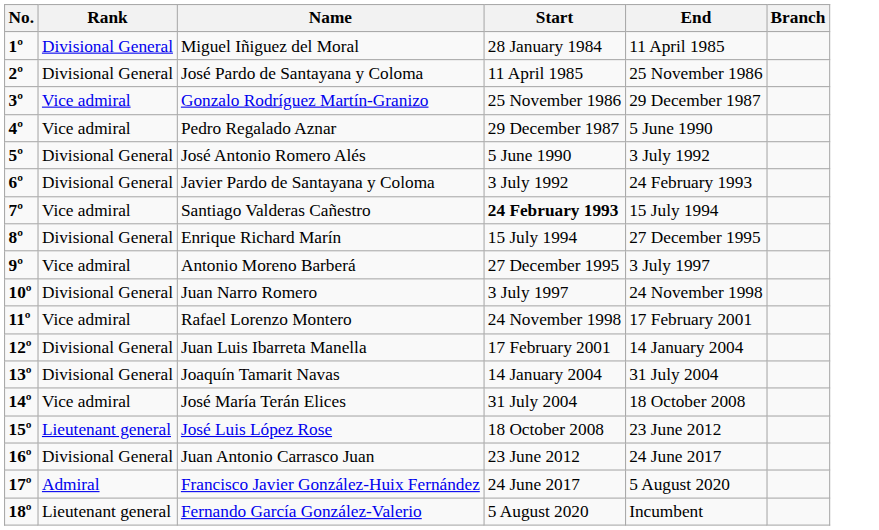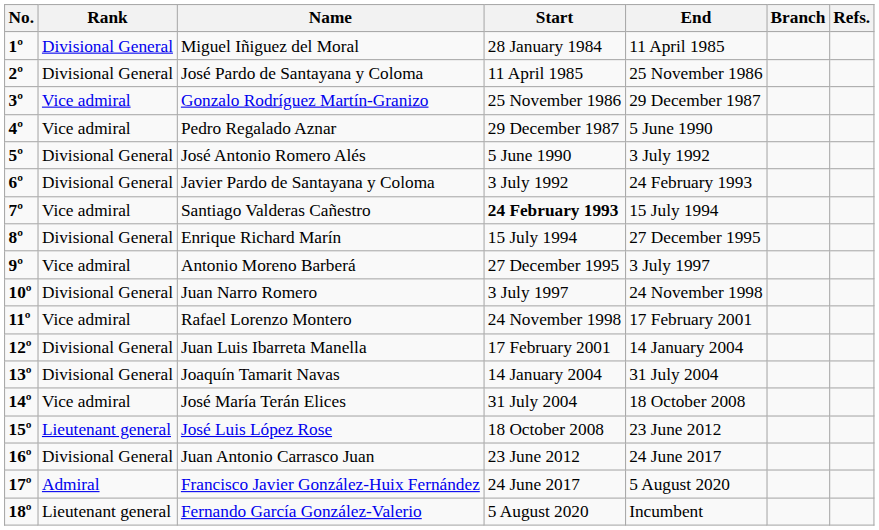+ column: (852, 18)
